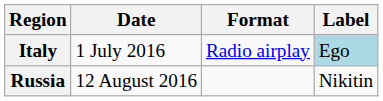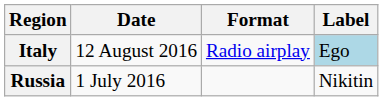(120, 50) 1 July 2016 -> (136, 50) 12 August 2016
(136, 80) 12 August 2016 -> (120, 80) 1 July 2016
